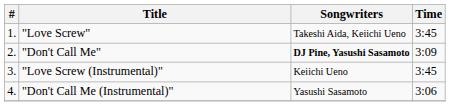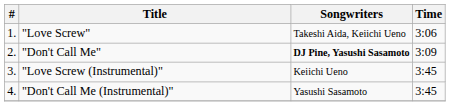(426, 33) 3:45 -> (426, 33) 3:06
(426, 91) 3:06 -> (426, 91) 3:45
